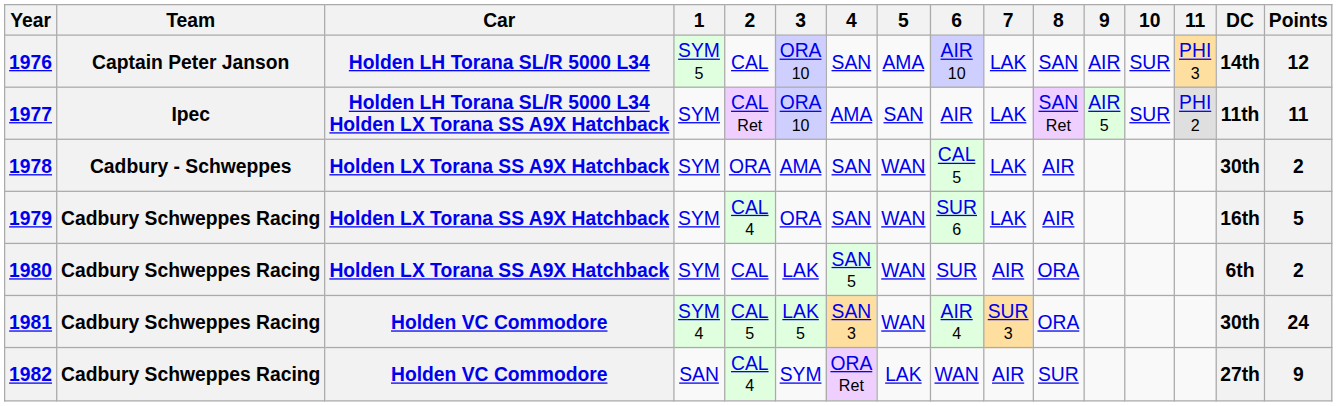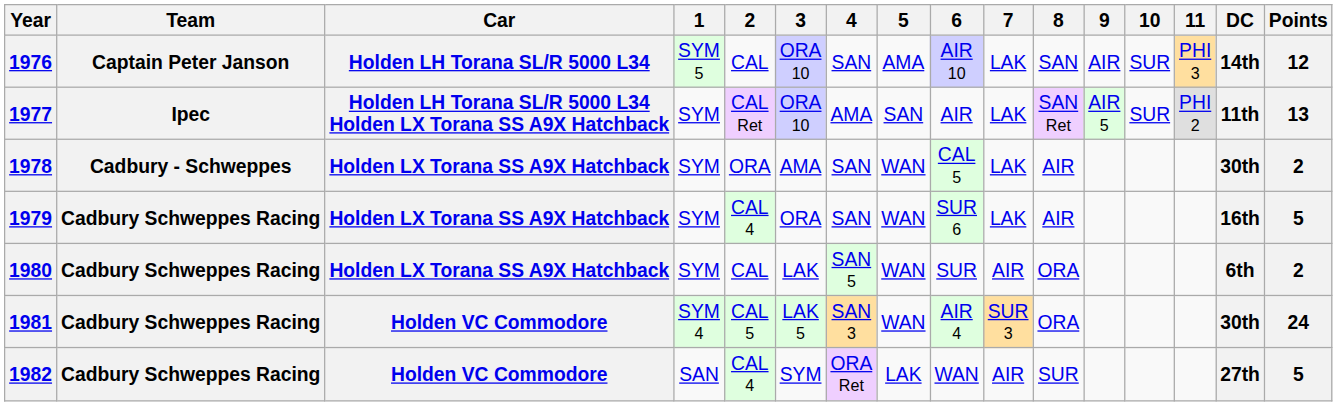(1298, 114) 11 -> (1298, 114) 13
(1298, 374) 9 -> (1298, 374) 5
